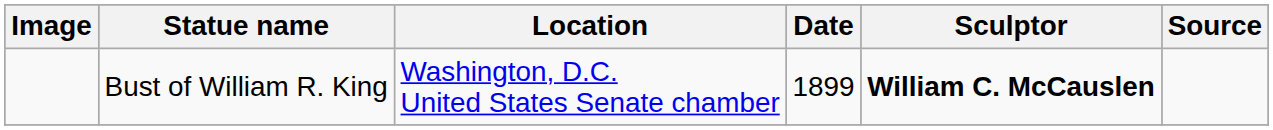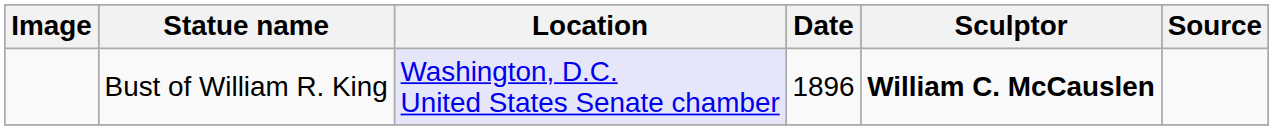(590, 86) no background -> (590, 86) lavender background
(824, 86) 1899 -> (824, 86) 1896
